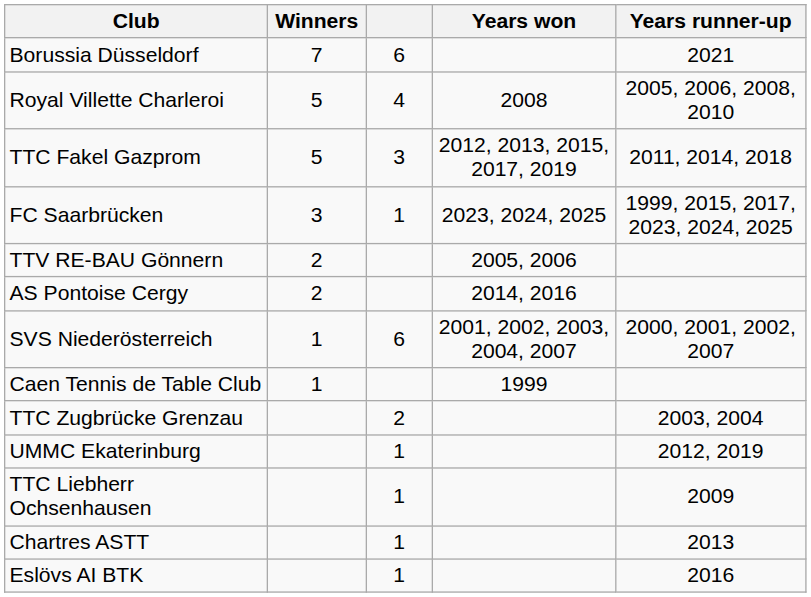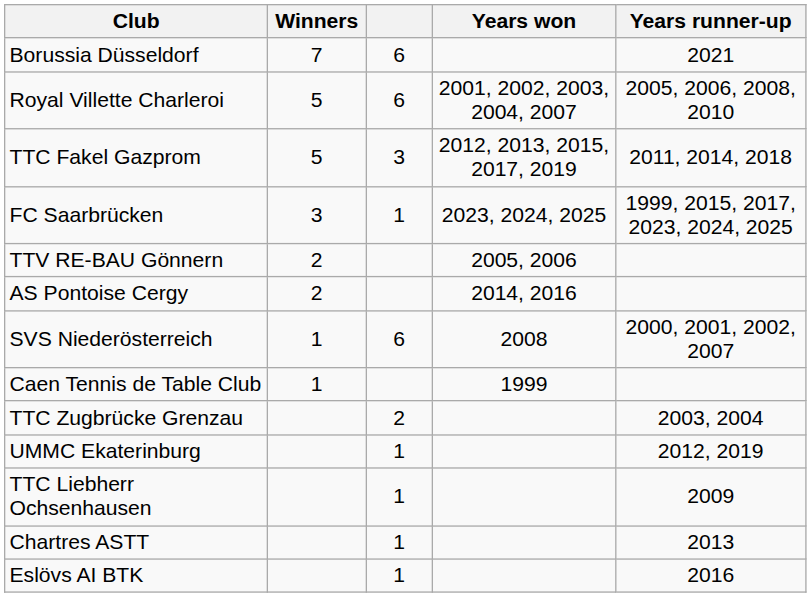(399, 100) 4 -> (399, 100) 6
(524, 100) 2008 -> (524, 100) 2001, 2002, 2003, 2004, 2007
(524, 338) 2001, 2002, 2003, 2004, 2007 -> (524, 338) 2008
